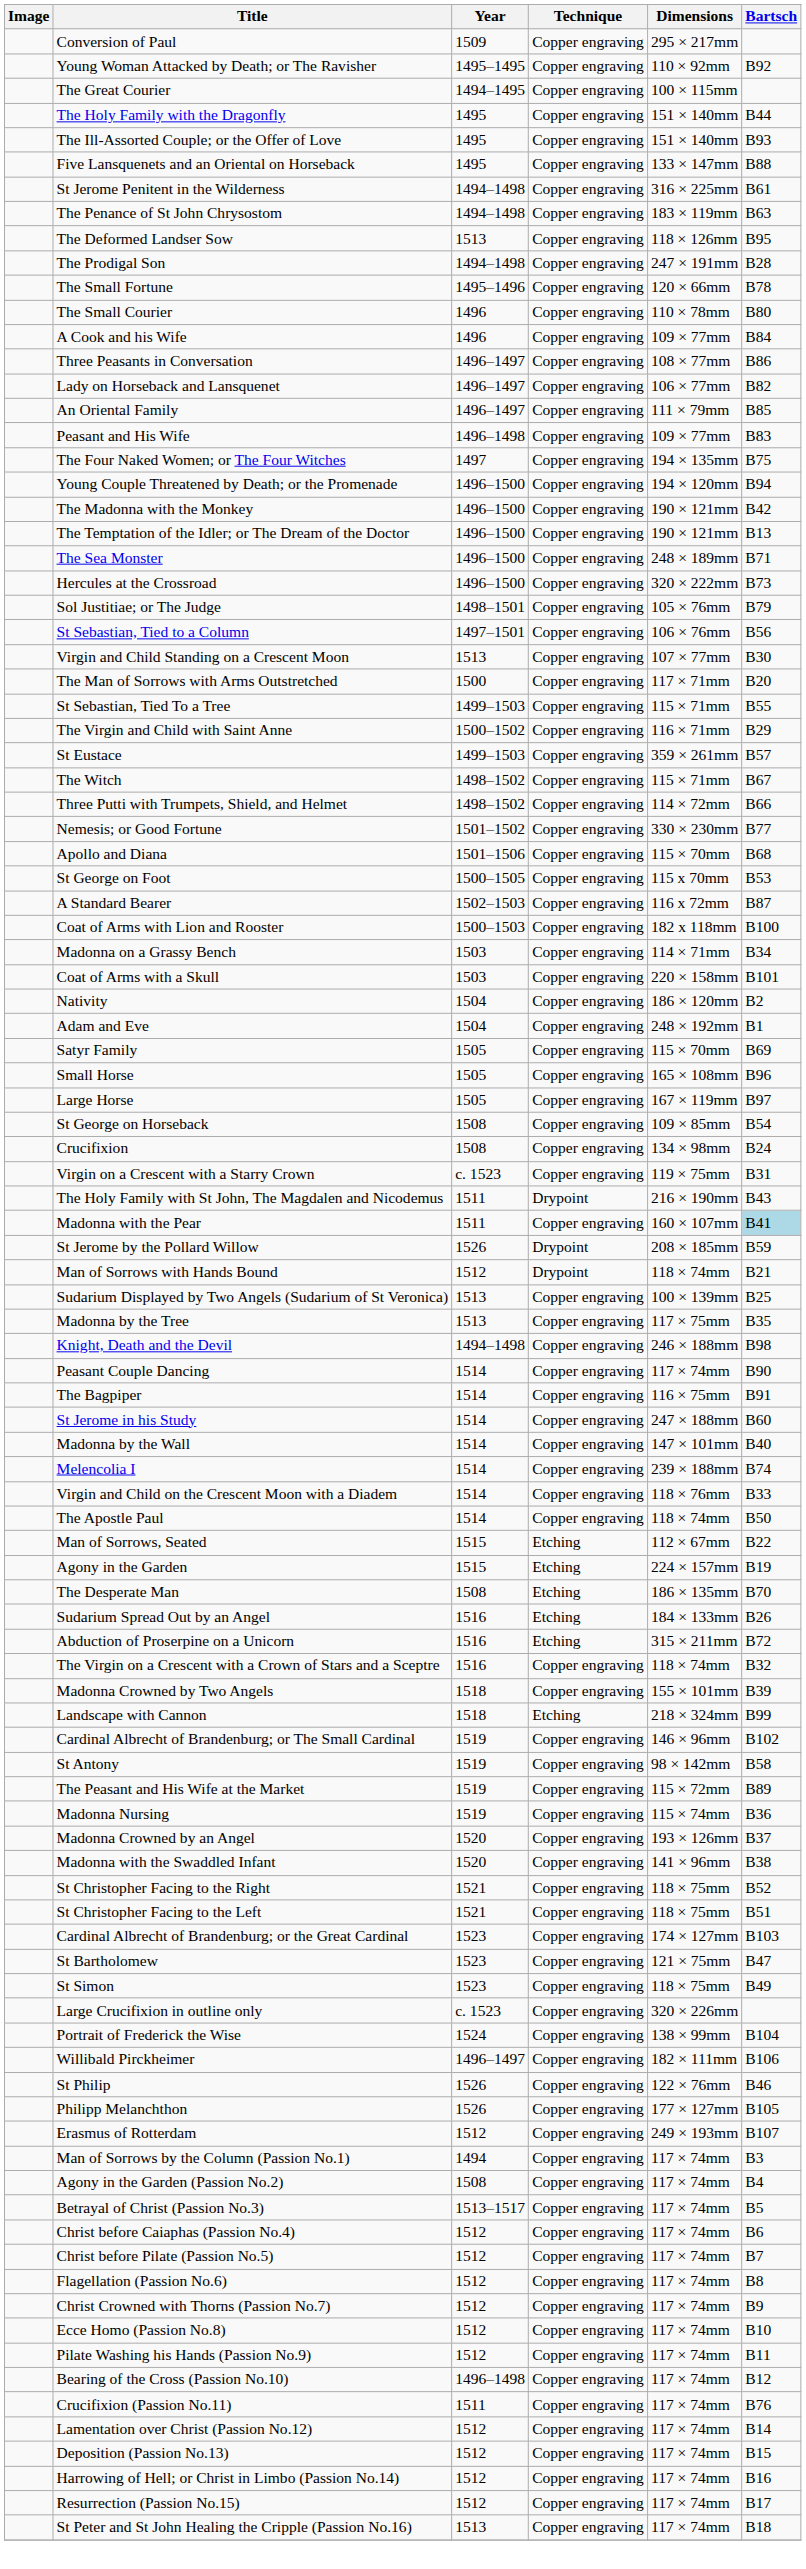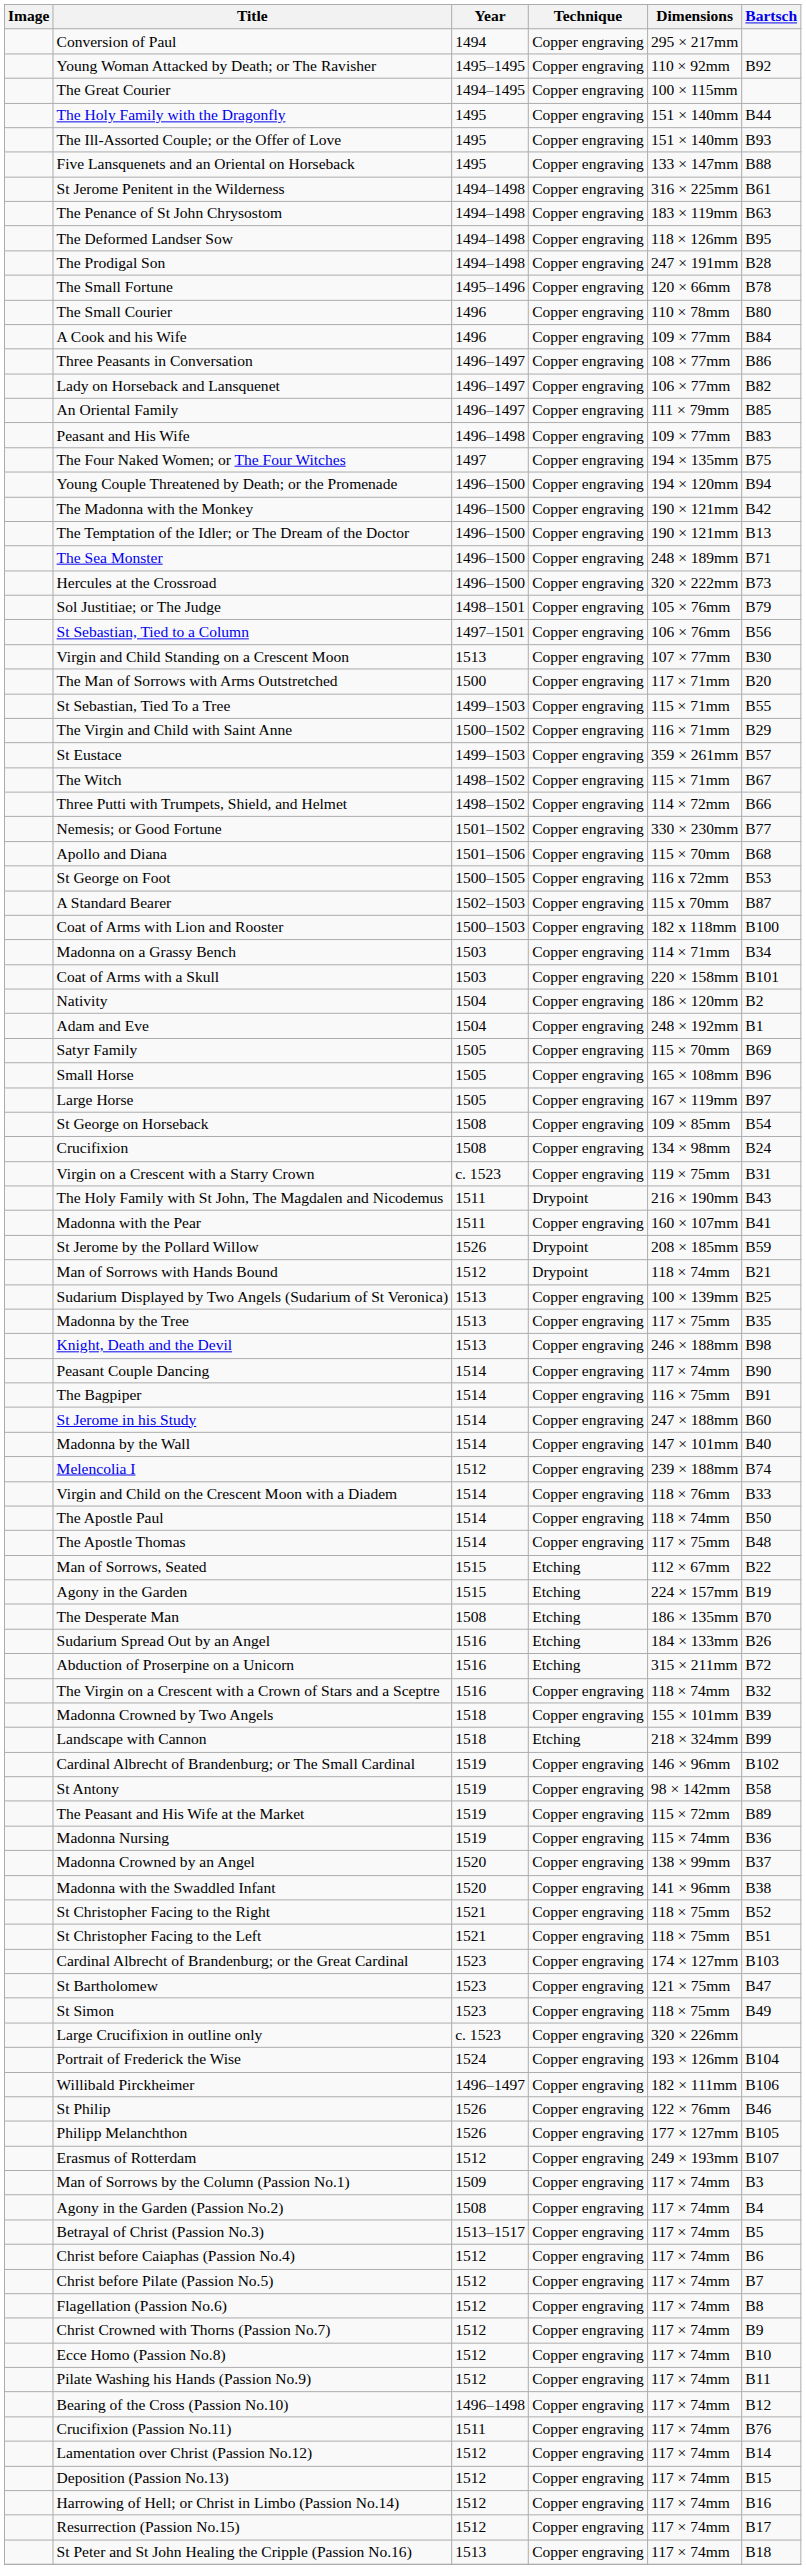(471, 41) 1509 -> (471, 41) 1494
(471, 238) 1513 -> (490, 238) 1494–1498
(690, 878) 115 х 70mm -> (690, 878) 116 х 72mm
(690, 902) 116 х 72mm -> (690, 902) 115 х 70mm
(758, 1222) lightblue background -> (758, 1222) no background
(490, 1345) 1494–1498 -> (471, 1345) 1513
(471, 1469) 1514 -> (471, 1469) 1512
+ row: (121, 1542)
(695, 1838) 193 × 126mm -> (691, 1862) 138 × 99mm
(691, 2035) 138 × 99mm -> (695, 2059) 193 × 126mm
(471, 2158) 1494 -> (471, 2182) 1509
